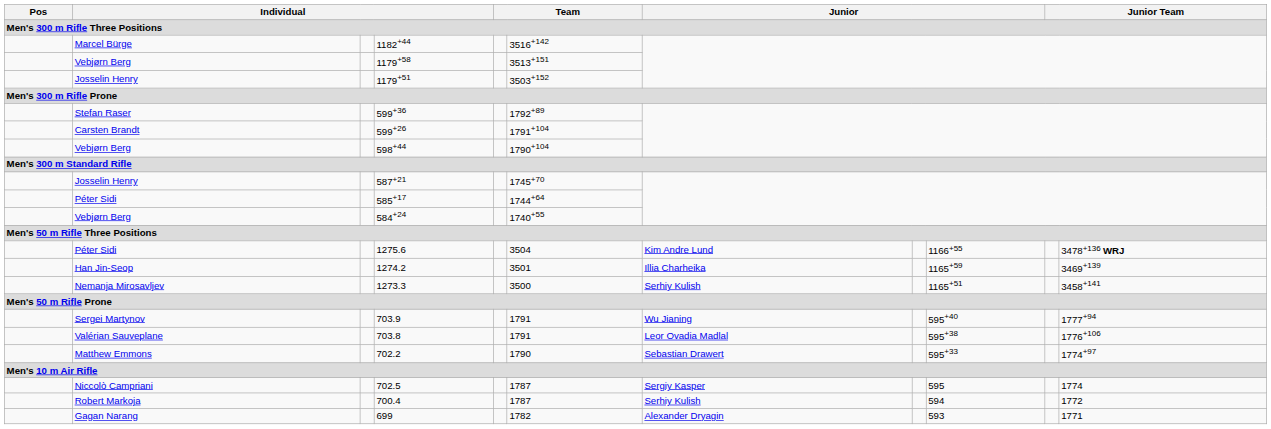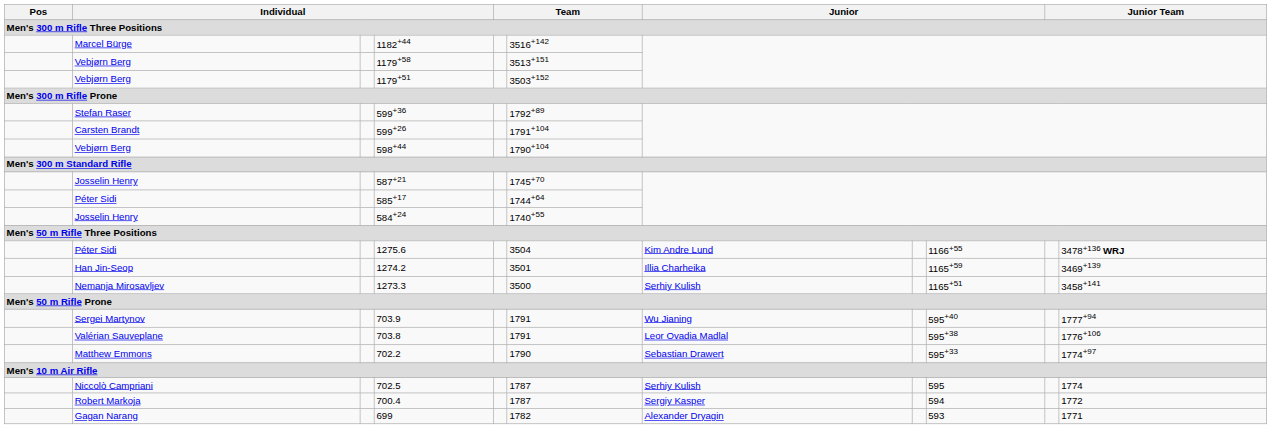(106, 80) Josselin Henry -> (103, 80) Vebjørn Berg
(103, 217) Vebjørn Berg -> (106, 217) Josselin Henry
(675, 386) Sergiy Kasper -> (673, 386) Serhiy Kulish
(673, 401) Serhiy Kulish -> (675, 401) Sergiy Kasper
